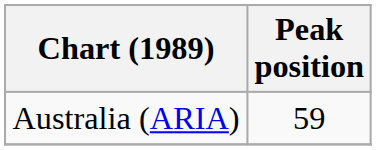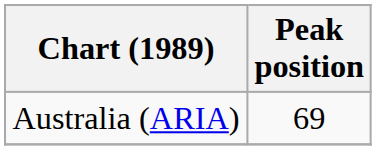(309, 117) 59 -> (309, 117) 69
